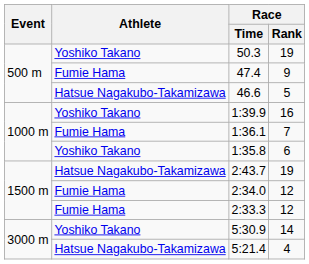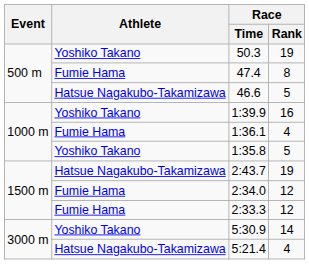(287, 73) 9 -> (287, 73) 8
(287, 132) 7 -> (287, 132) 4
(287, 152) 6 -> (287, 152) 5
